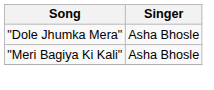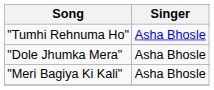+ row: (68, 34)
